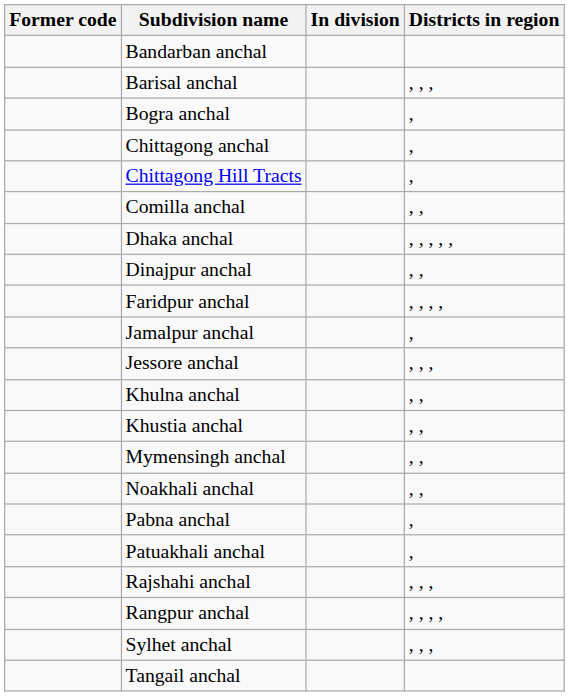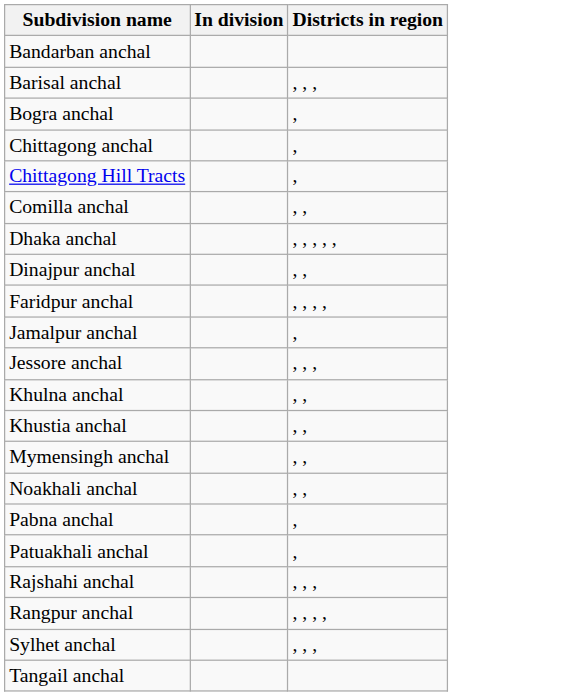- column: (63, 20)
